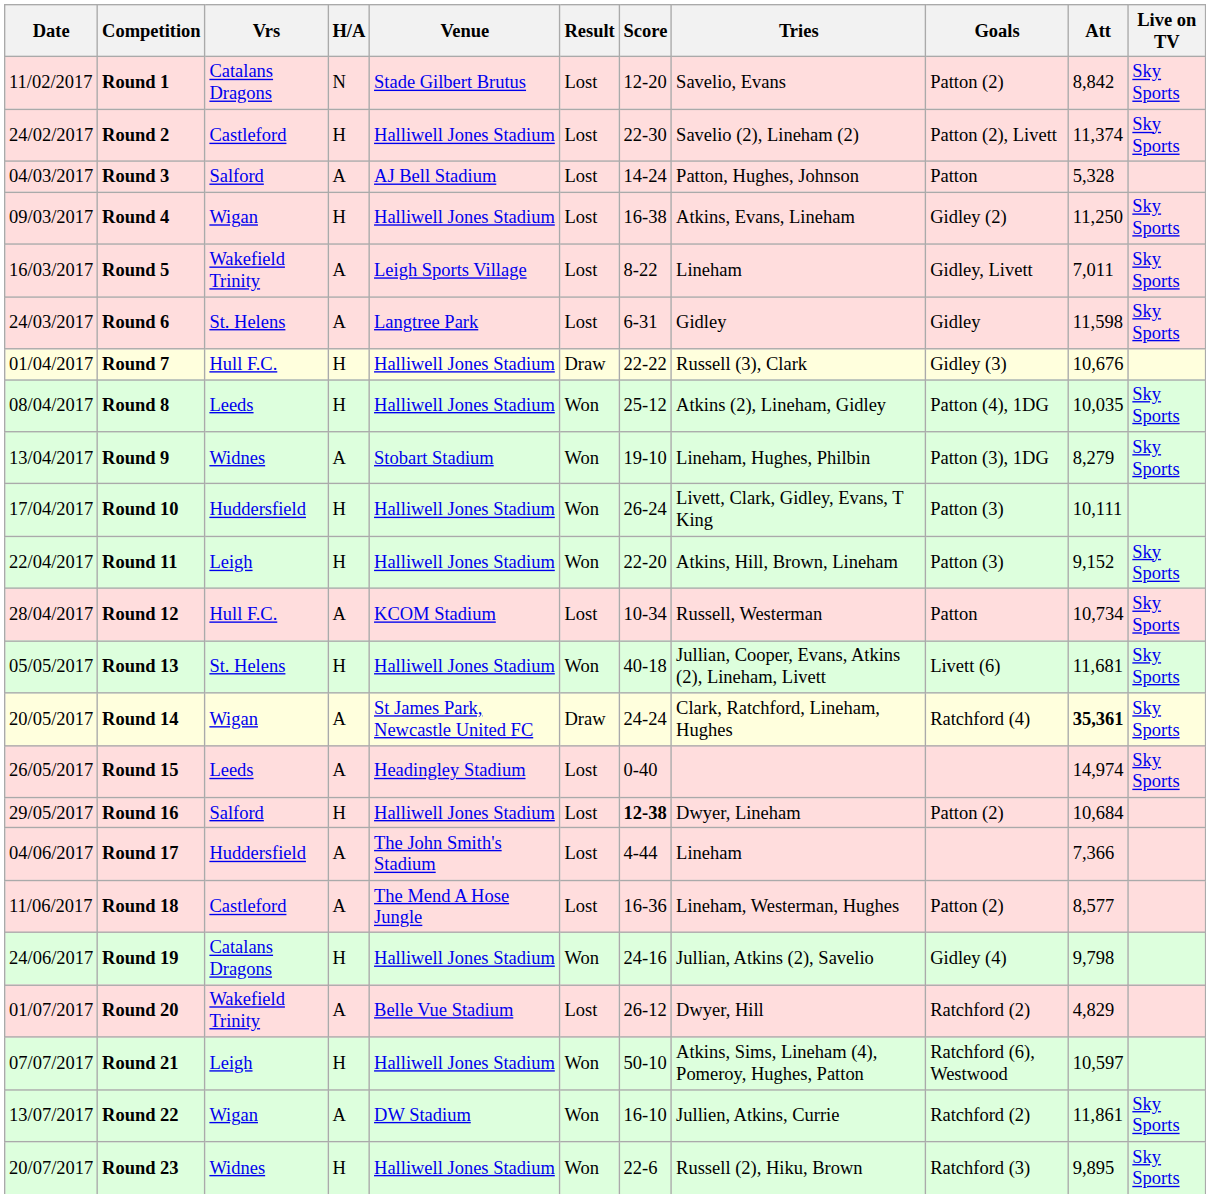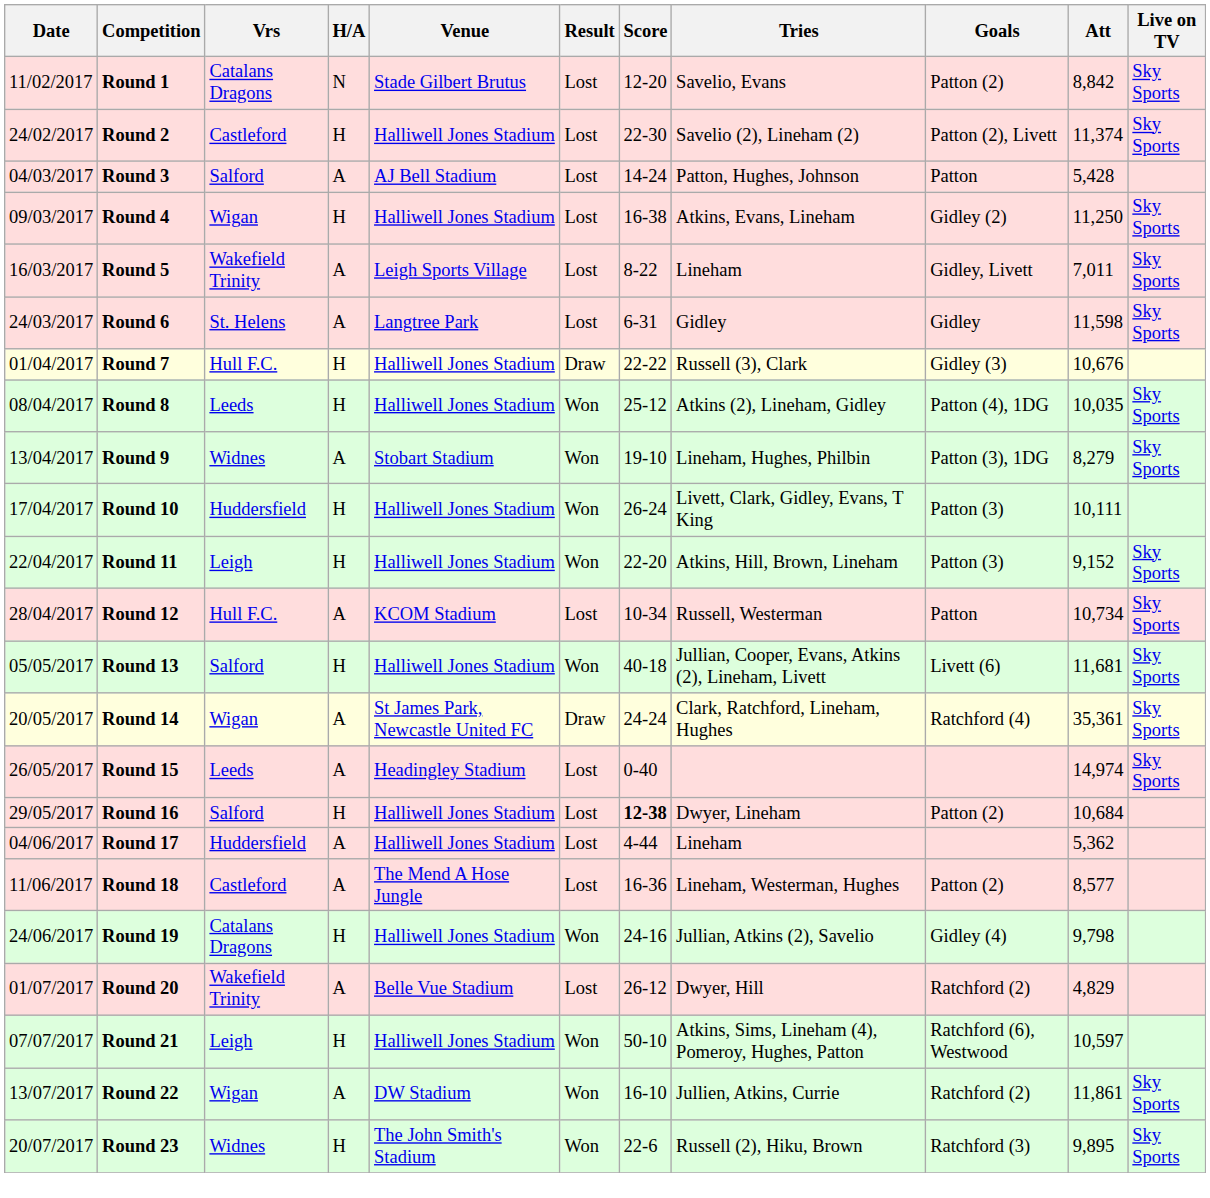(1094, 176) 5,328 -> (1094, 176) 5,428
(247, 666) St. Helens -> (237, 666) Salford
(1098, 718) bold -> (1098, 718) normal
(438, 853) The John Smith's Stadium -> (464, 842) Halliwell Jones Stadium
(1094, 853) 7,366 -> (1094, 842) 5,362
(464, 1167) Halliwell Jones Stadium -> (438, 1145) The John Smith's Stadium
